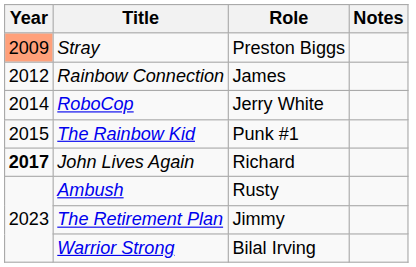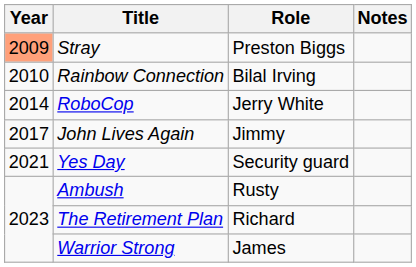(29, 76) 2012 -> (29, 76) 2010
(259, 76) James -> (274, 76) Bilal Irving
- row: (126, 133)
(29, 162) bold -> (29, 133) normal
(264, 162) Richard -> (259, 133) Jimmy
+ row: (91, 162)
(259, 219) Jimmy -> (264, 219) Richard
(274, 248) Bilal Irving -> (259, 248) James
